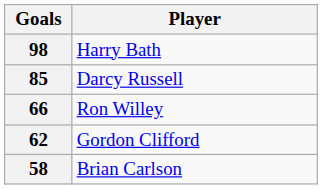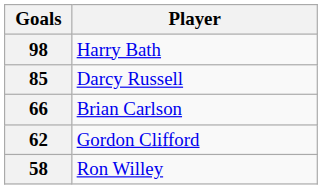(120, 109) Ron Willey -> (129, 109) Brian Carlson
(129, 169) Brian Carlson -> (120, 169) Ron Willey
